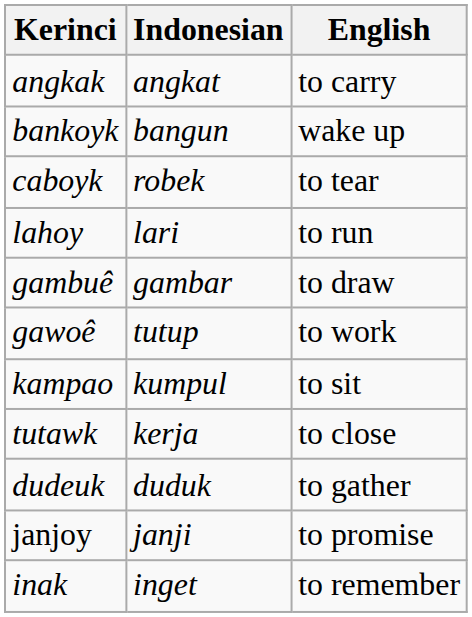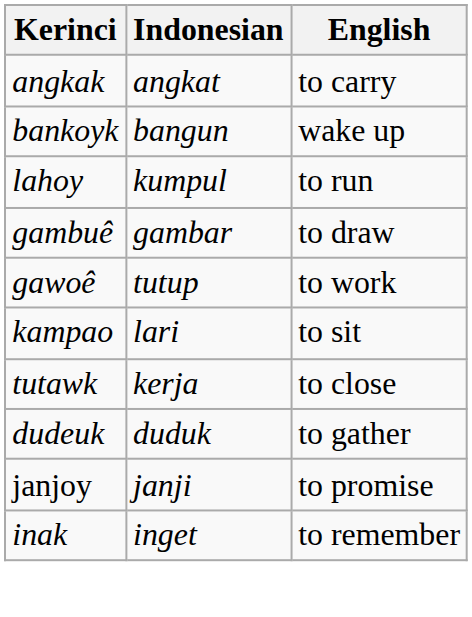- row: (57, 181)
(156, 231) lari -> (180, 181) kumpul
(180, 383) kumpul -> (156, 332) lari
